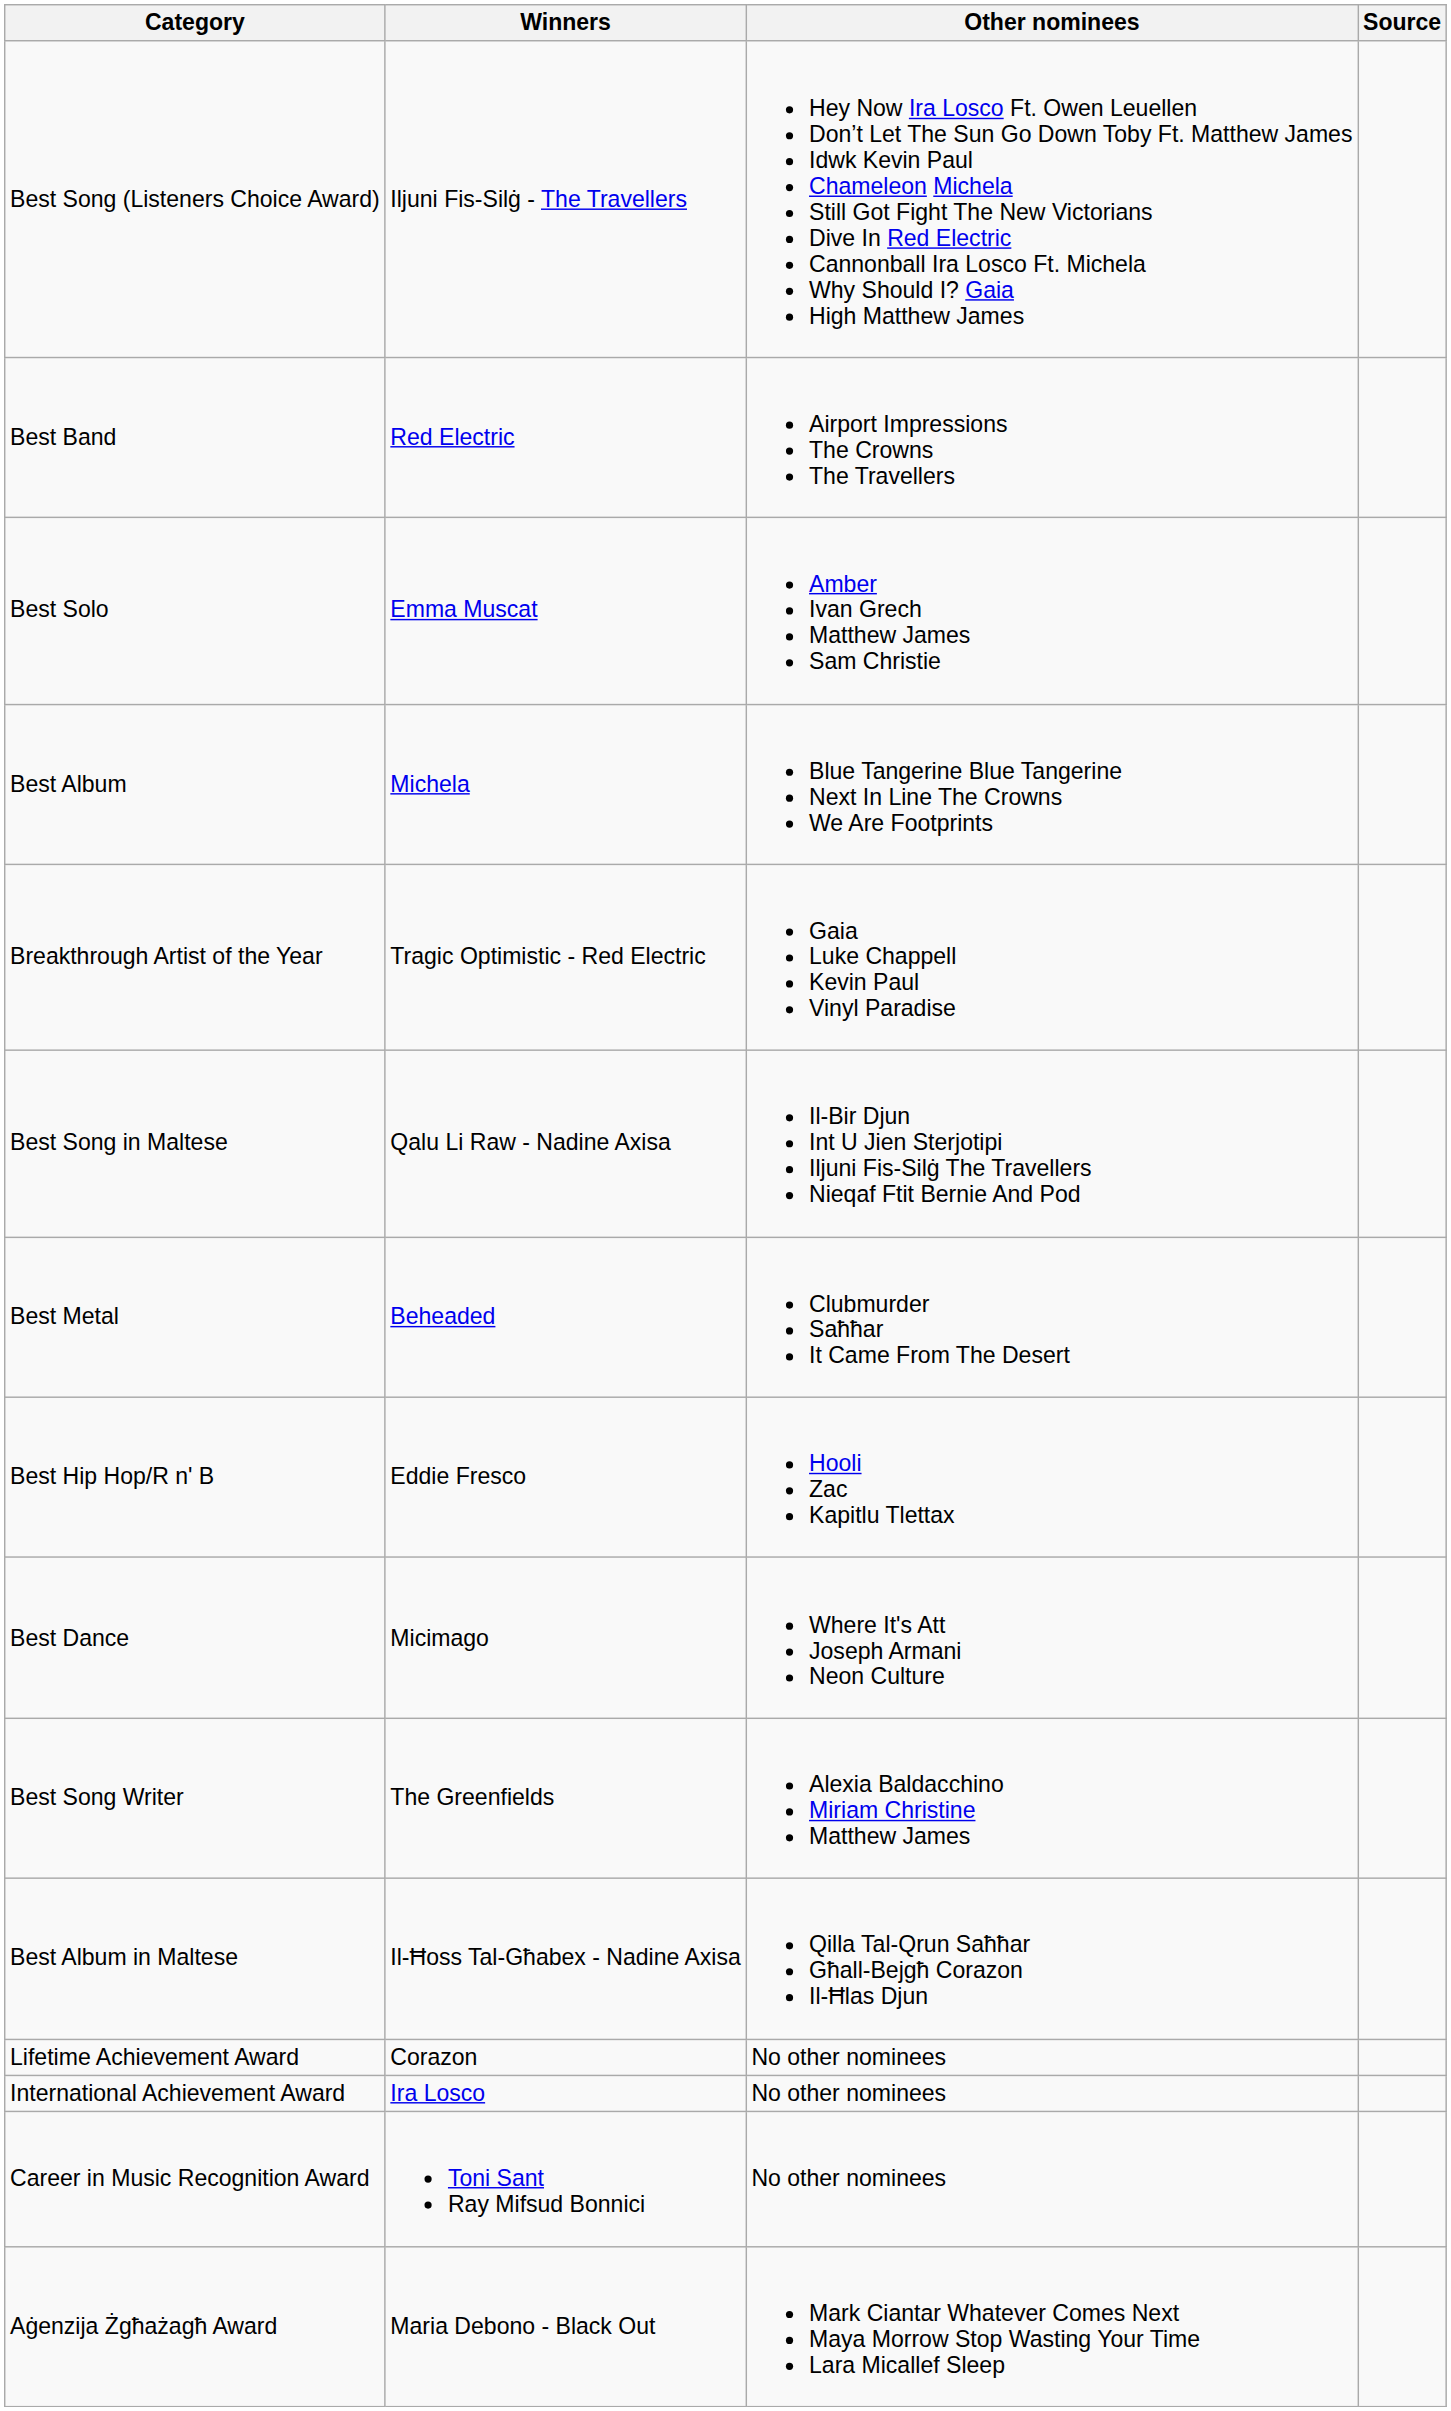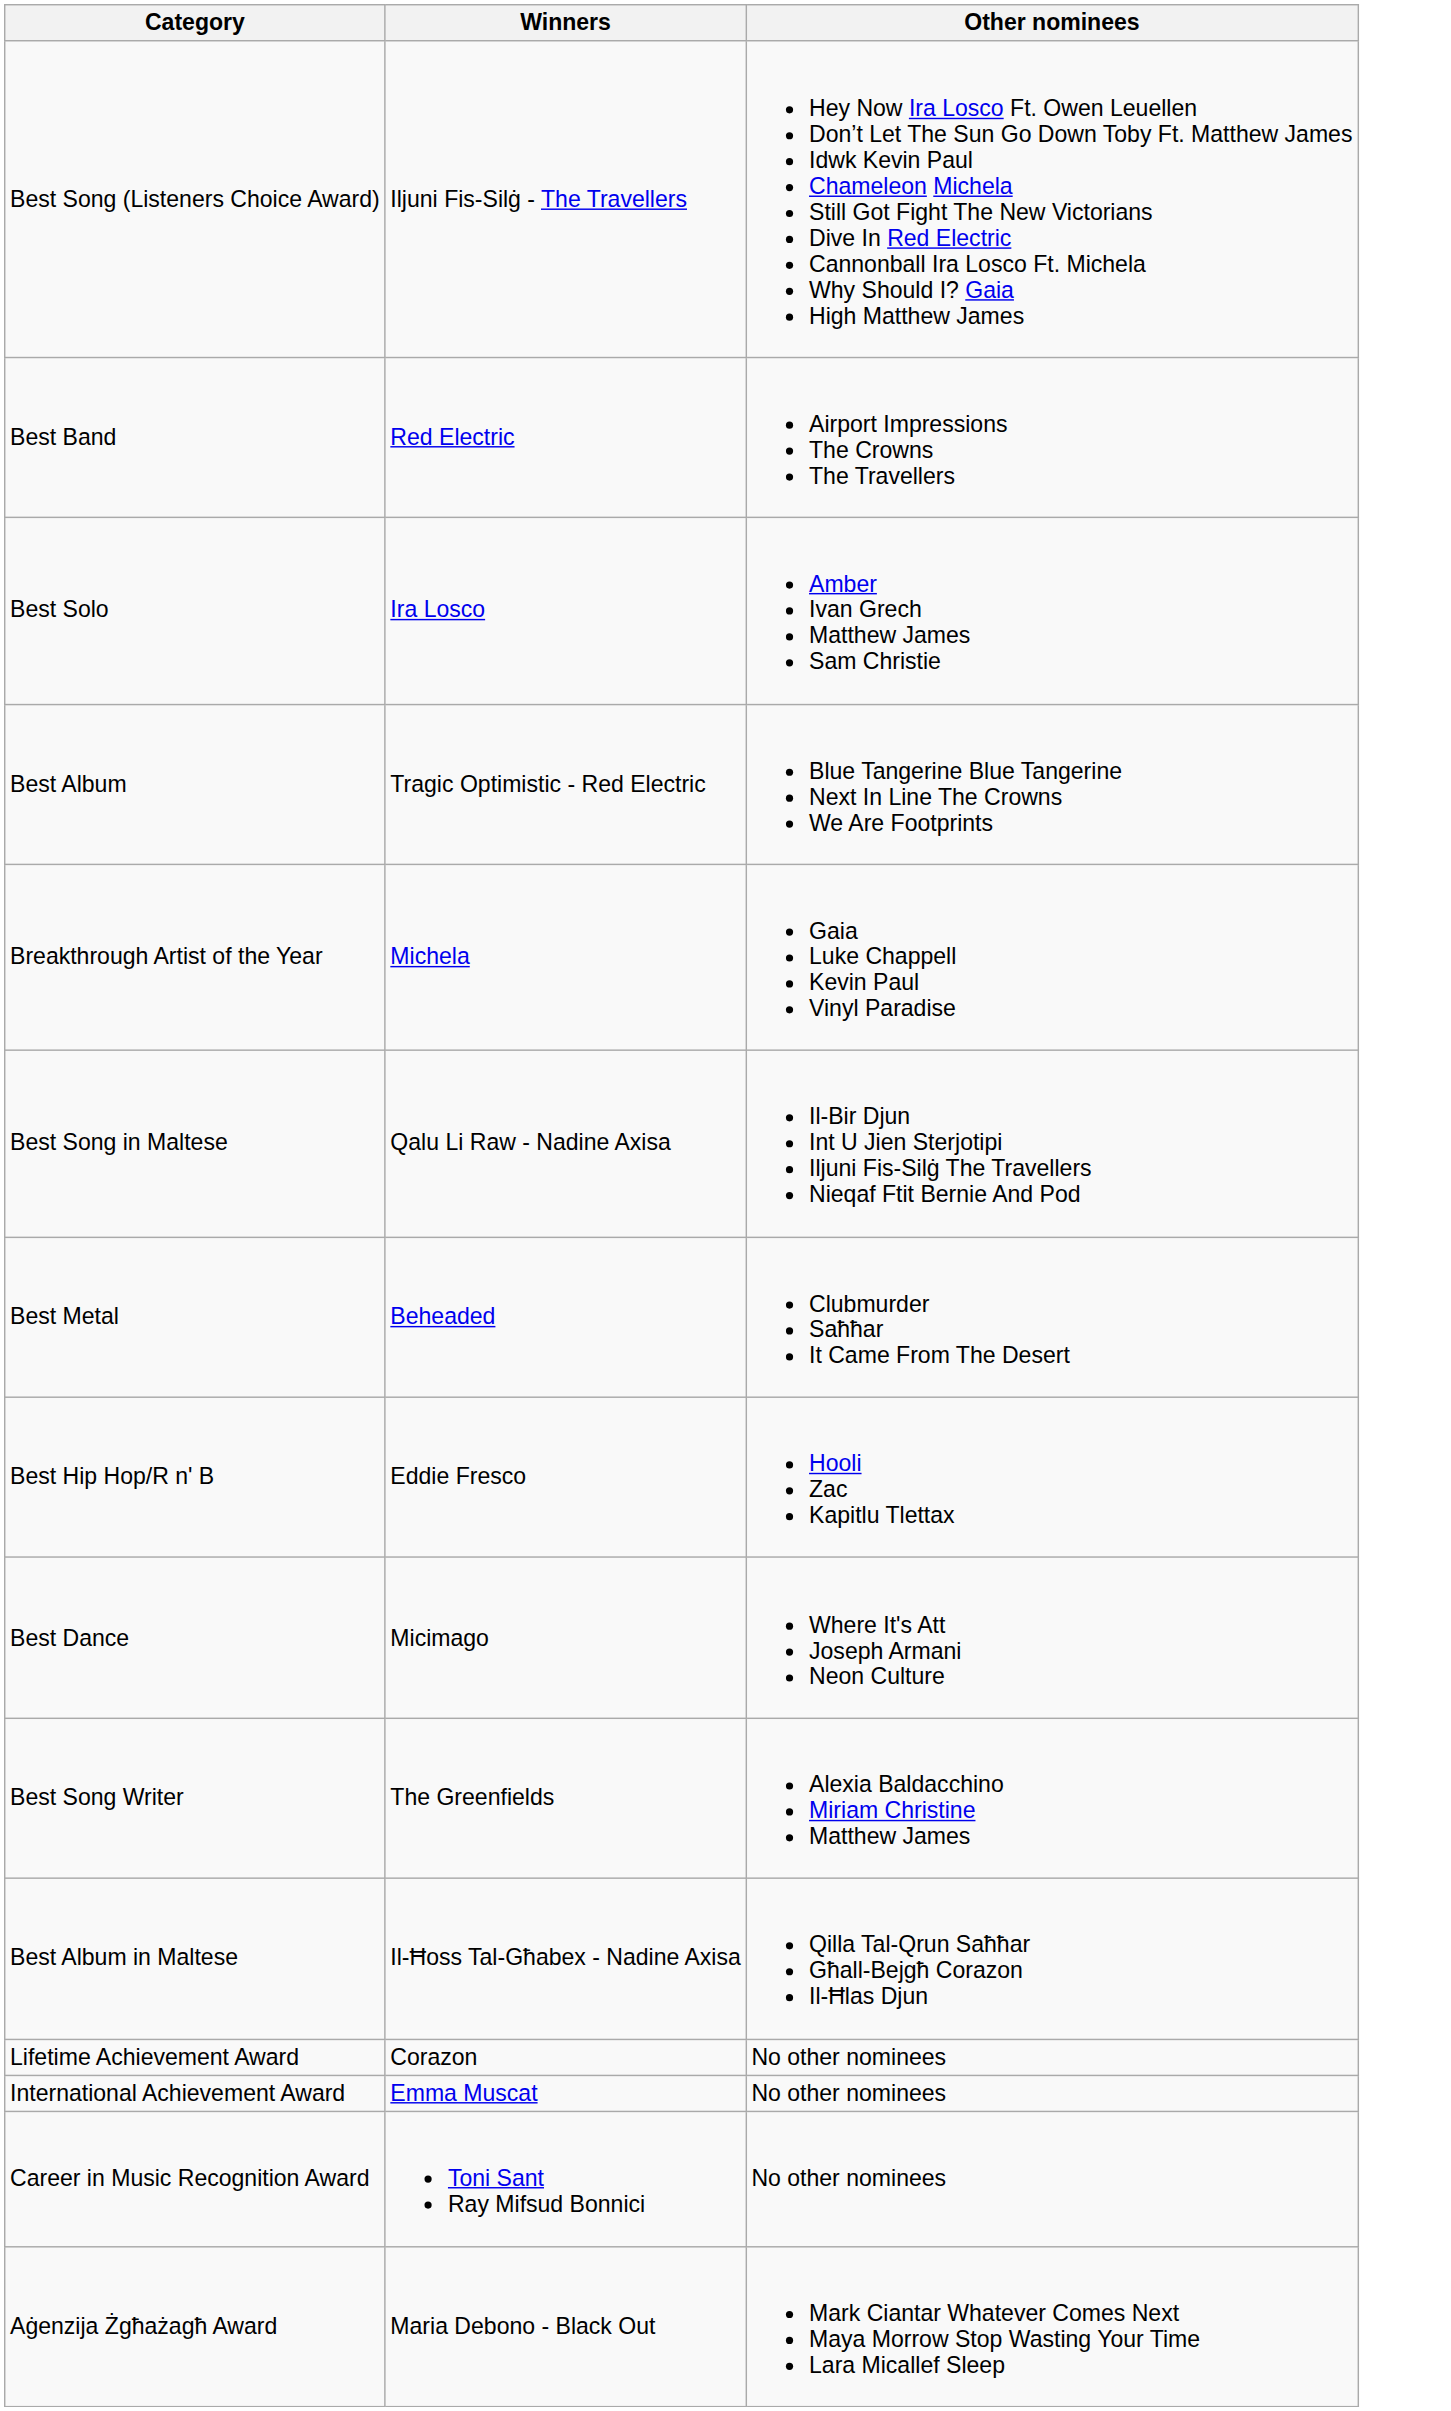- column: (1402, 22)
(464, 610) Emma Muscat -> (438, 610) Ira Losco
(430, 783) Michela -> (548, 783) Tragic Optimistic - Red Electric
(548, 957) Tragic Optimistic - Red Electric -> (430, 957) Michela
(438, 2093) Ira Losco -> (464, 2093) Emma Muscat
